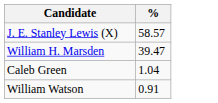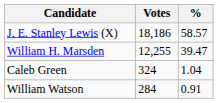+ column: (157, 13)
